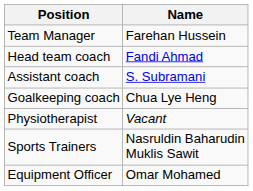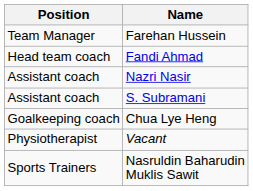+ row: (158, 77)
- row: (173, 175)
